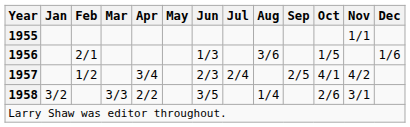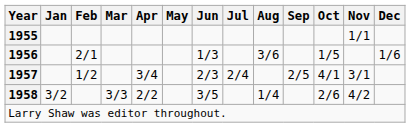(359, 75) 4/2 -> (359, 75) 3/1
(359, 95) 3/1 -> (359, 95) 4/2
